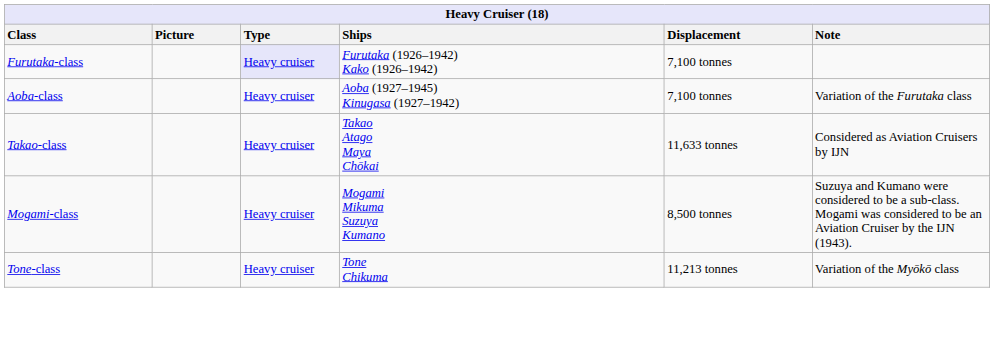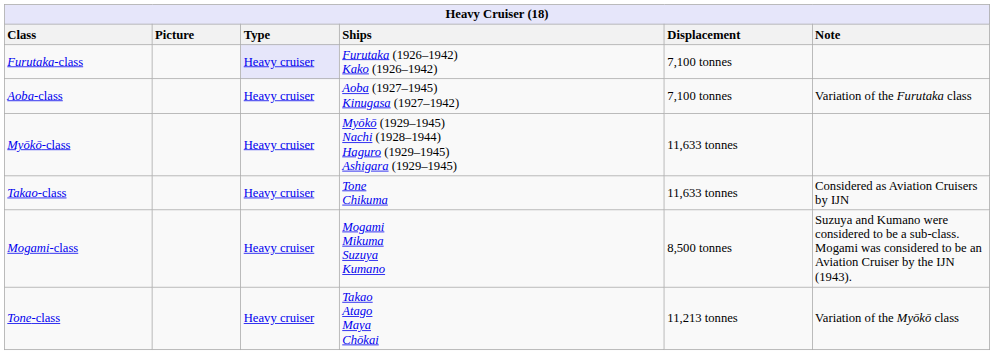+ row: (39, 144)
(360, 144) Takao Atago Maya Chōkai -> (365, 192) Tone Chikuma
(365, 269) Tone Chikuma -> (360, 318) Takao Atago Maya Chōkai
